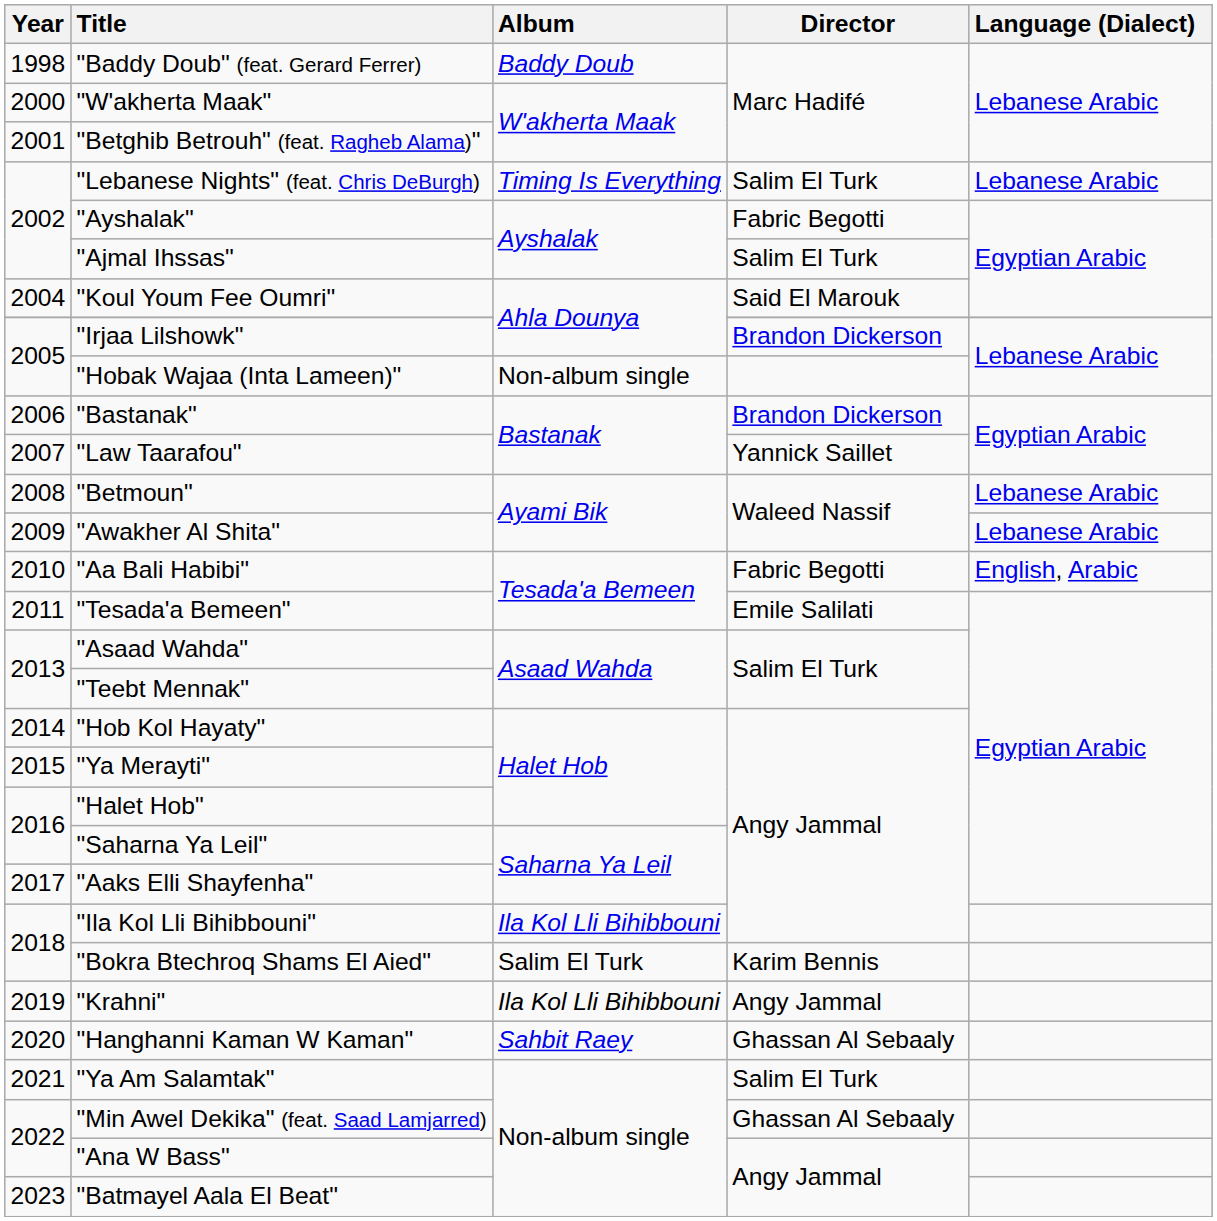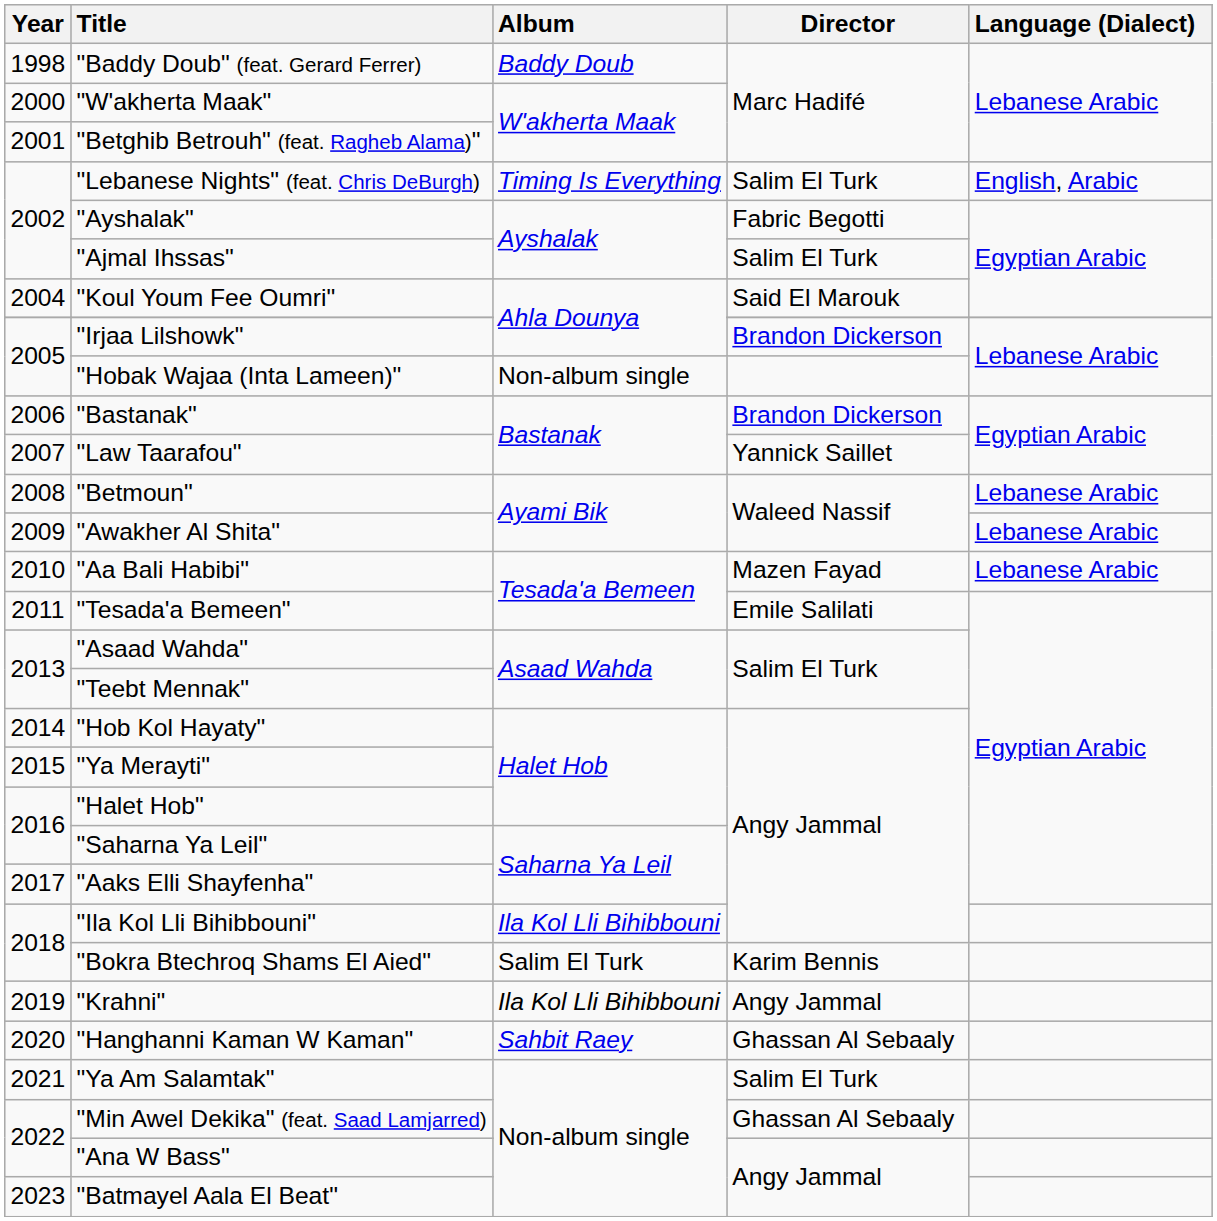(1067, 180) Lebanese Arabic -> (1056, 180) English, Arabic
(808, 571) Fabric Begotti -> (807, 571) Mazen Fayad
(1056, 571) English, Arabic -> (1067, 571) Lebanese Arabic
